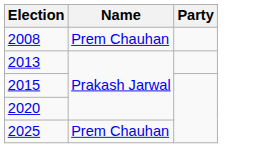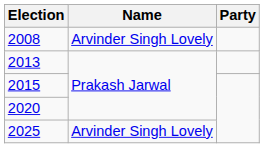(120, 39) Prem Chauhan -> (142, 39) Arvinder Singh Lovely
(120, 131) Prem Chauhan -> (142, 131) Arvinder Singh Lovely
